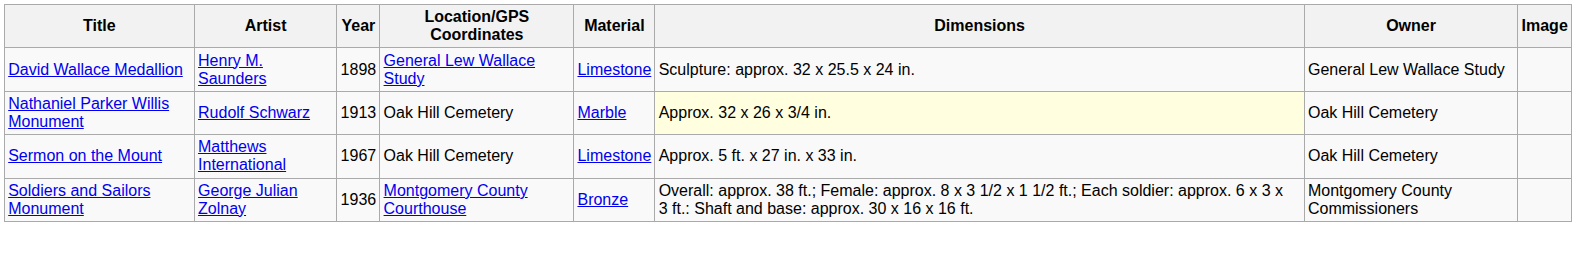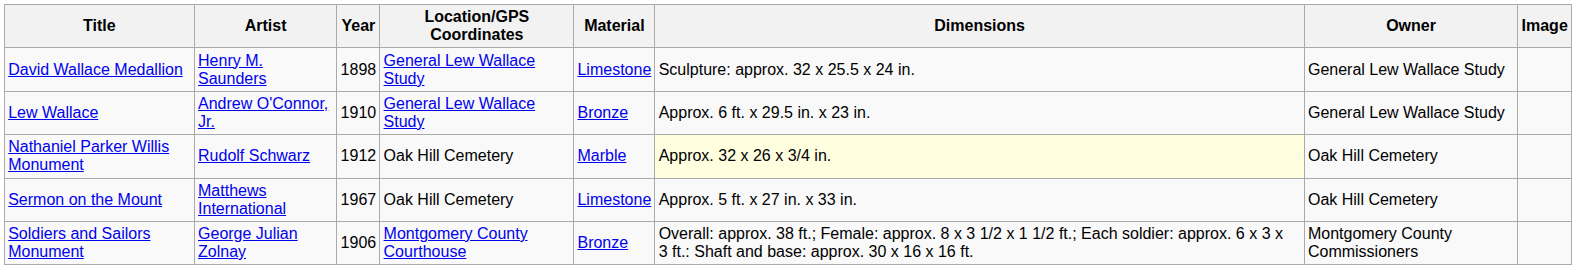+ row: (53, 112)
(358, 112) 1913 -> (358, 156) 1912
(358, 199) 1936 -> (358, 243) 1906
